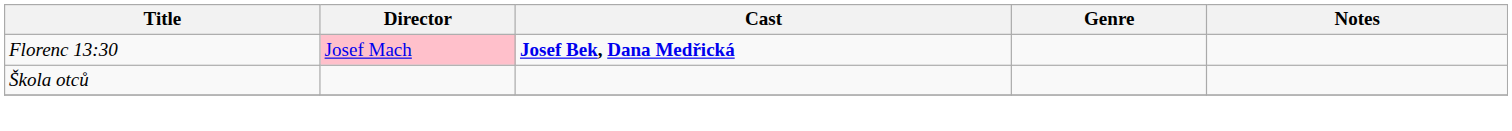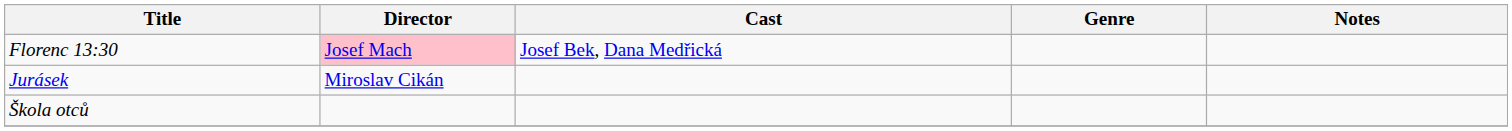(627, 49) bold -> (621, 49) normal
+ row: (39, 79)
